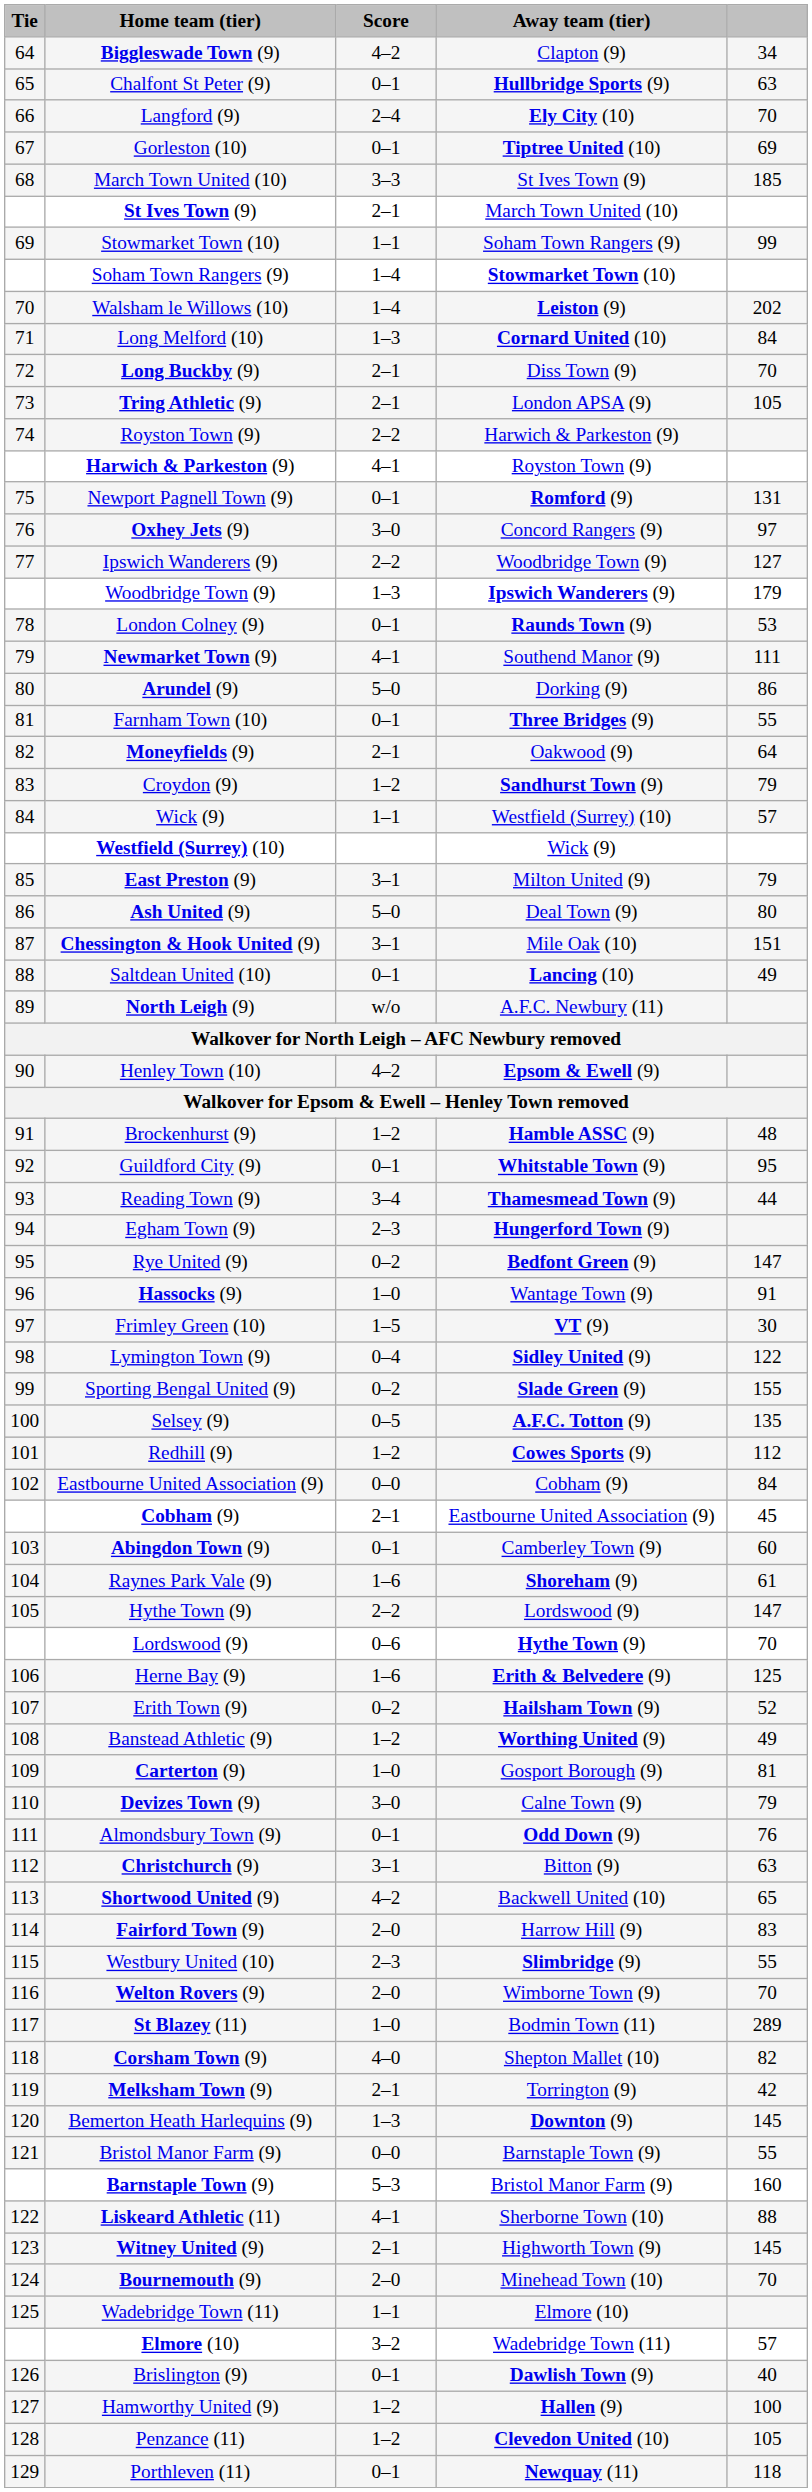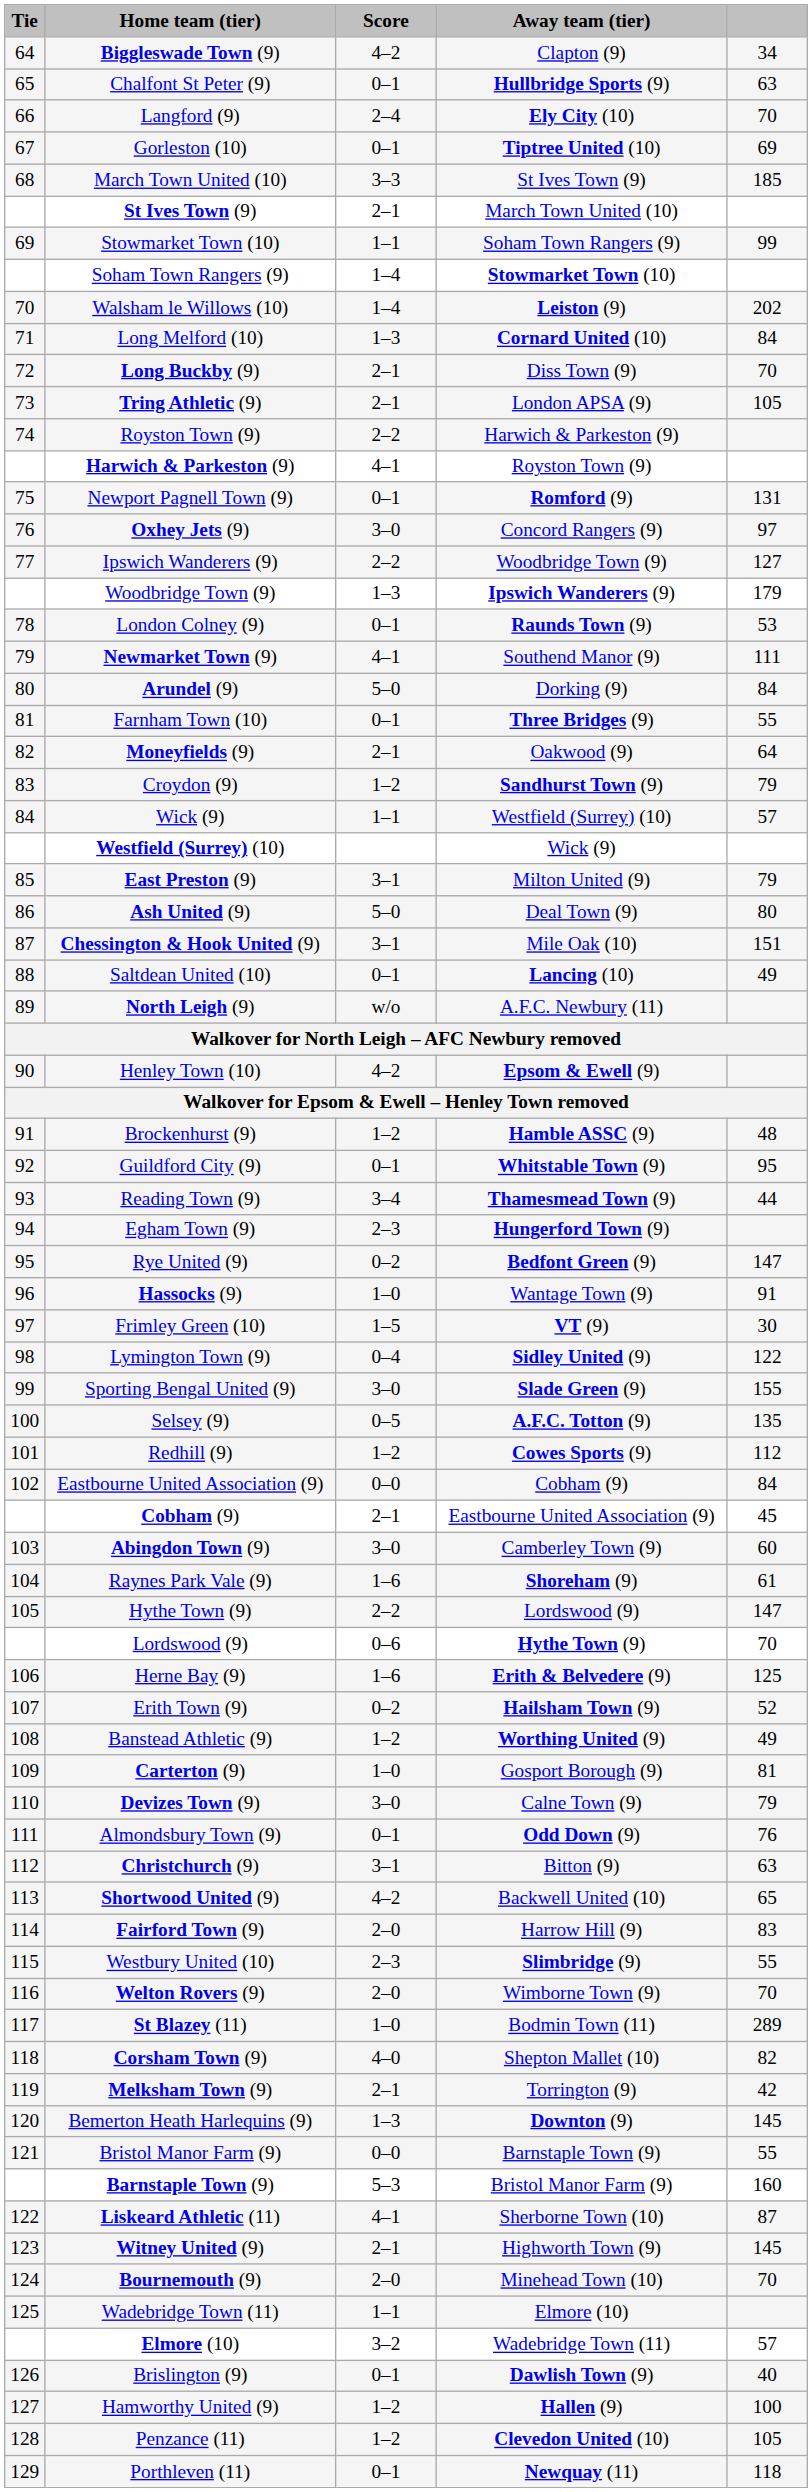(767, 689) 86 -> (767, 689) 84
(386, 1389) 0–2 -> (386, 1389) 3–0
(386, 1548) 0–1 -> (386, 1548) 3–0
(767, 2216) 88 -> (767, 2216) 87
